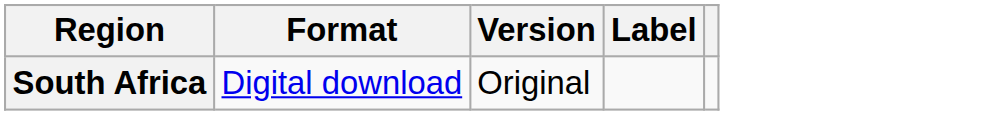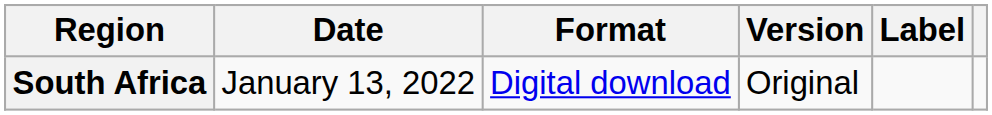+ column: (348, 30)
